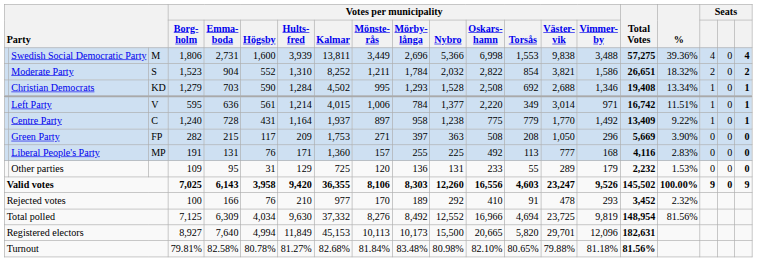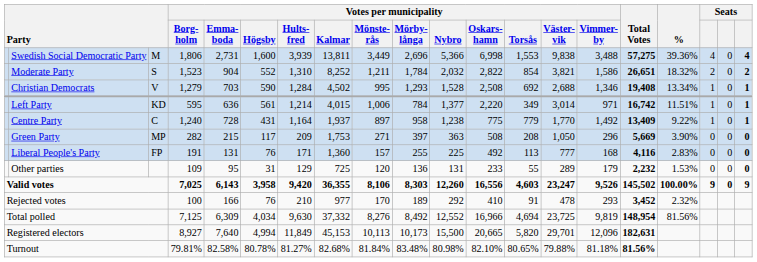(158, 87) KD -> (155, 87) V
(155, 105) V -> (158, 105) KD
(157, 136) FP -> (158, 136) MP
(158, 152) MP -> (157, 152) FP
